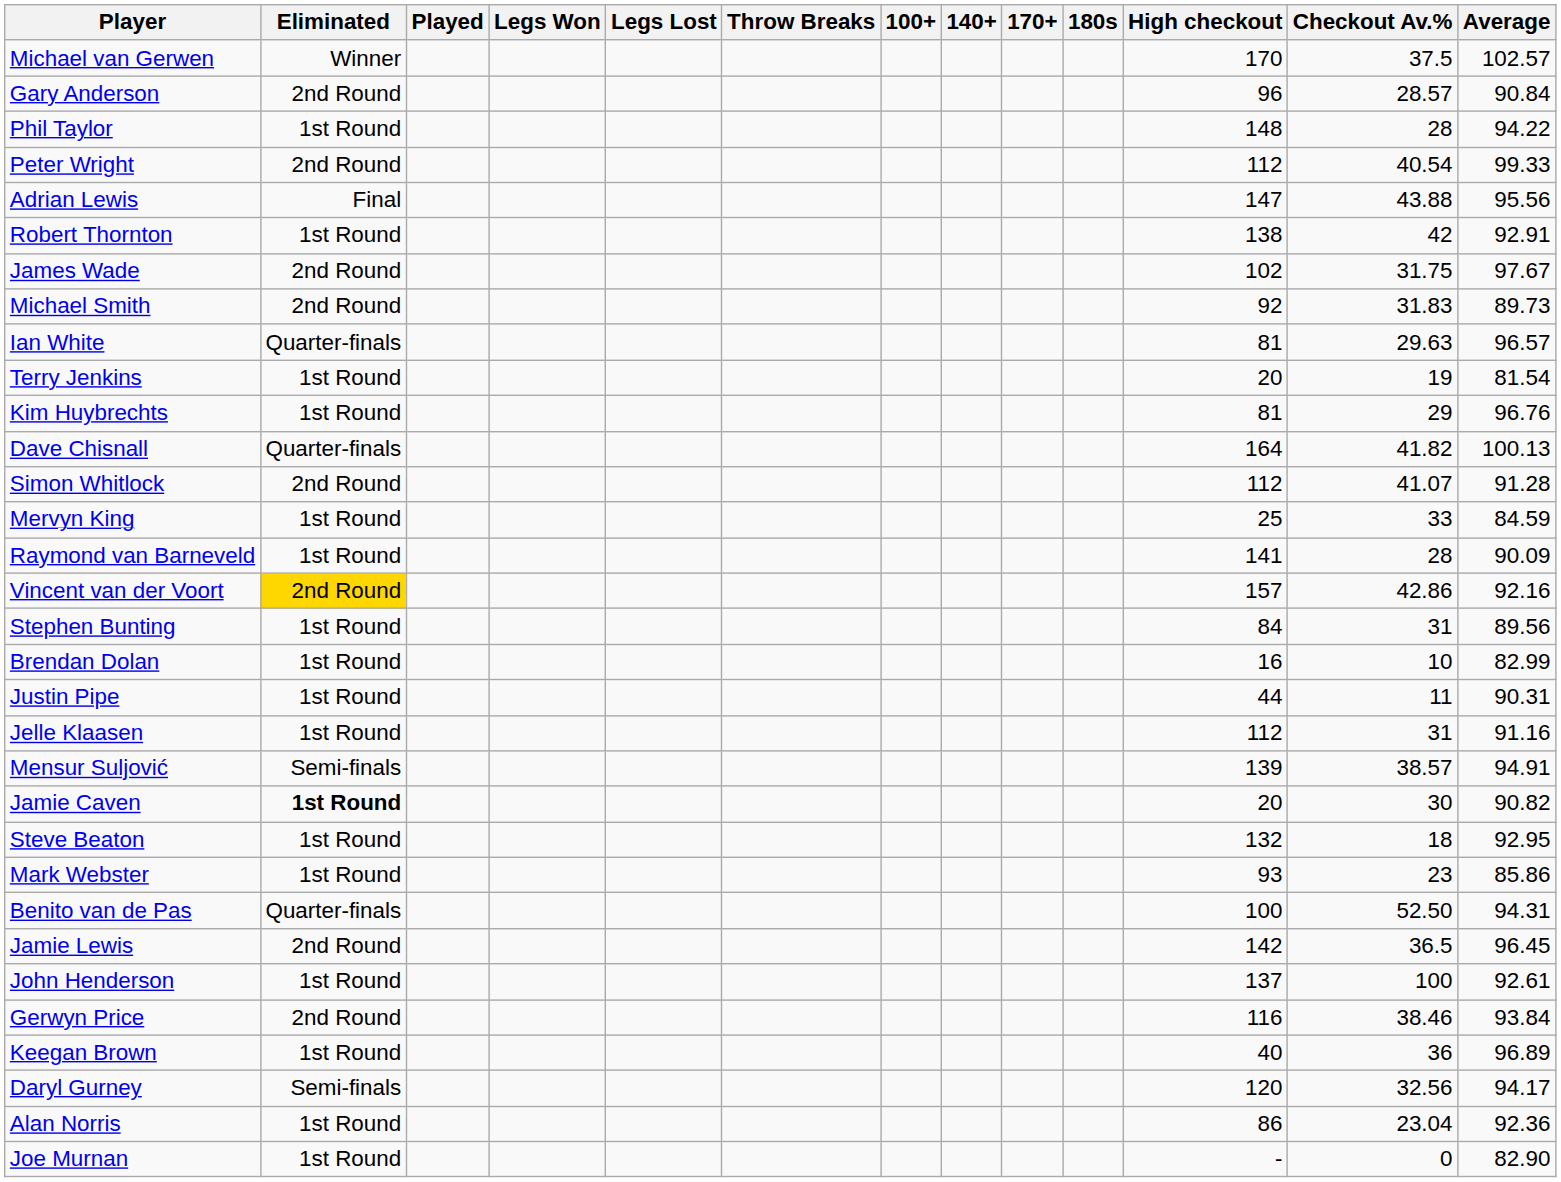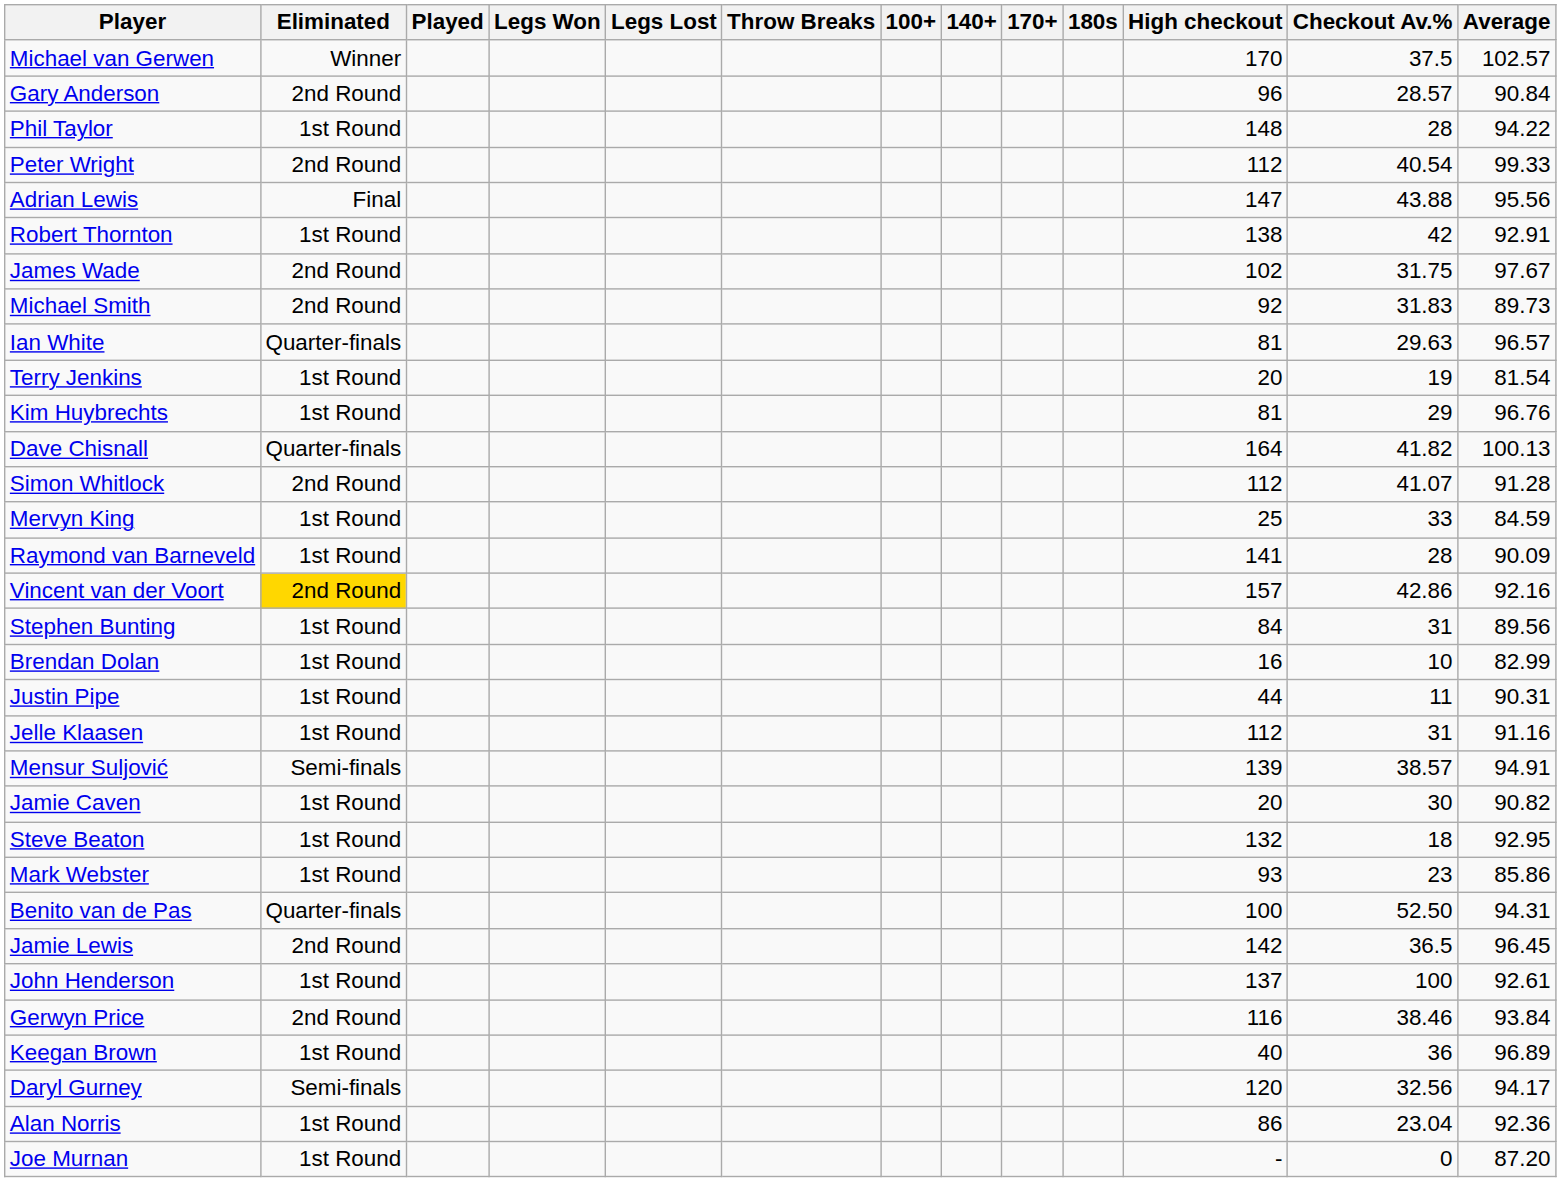(346, 803) bold -> (350, 803) normal
(1522, 1159) 82.90 -> (1522, 1159) 87.20
